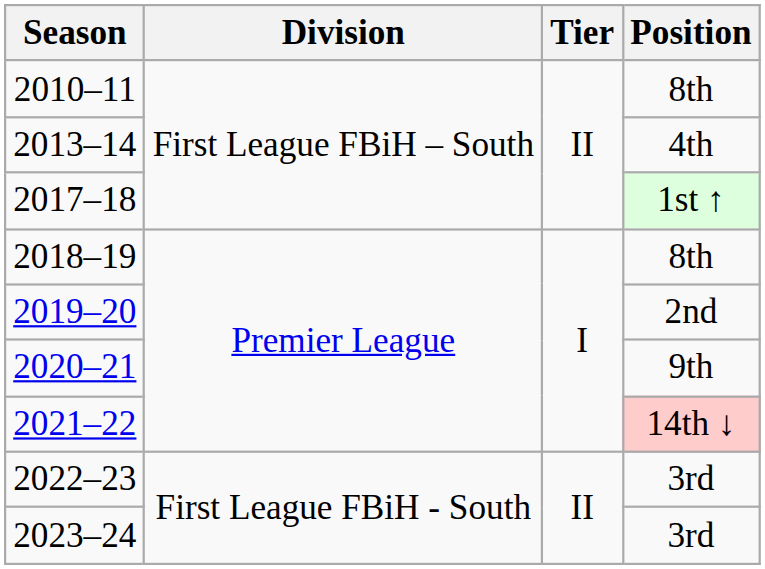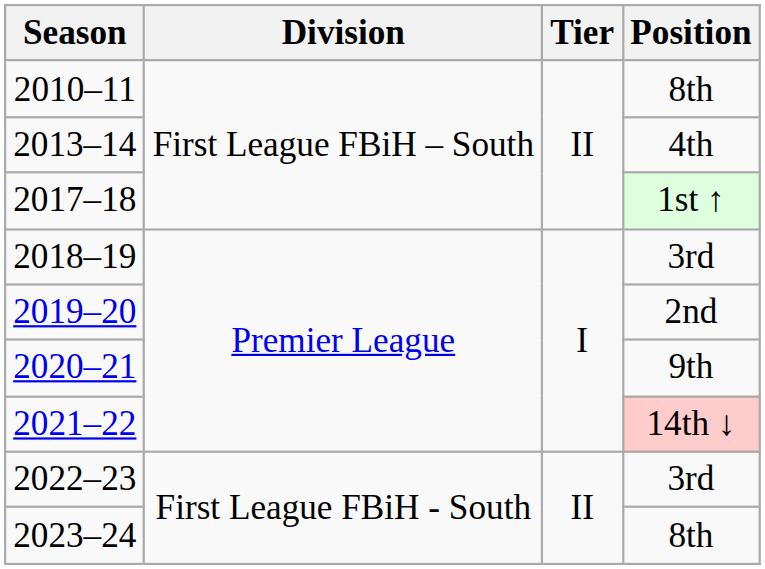(691, 255) 8th -> (691, 255) 3rd
(691, 534) 3rd -> (691, 534) 8th
